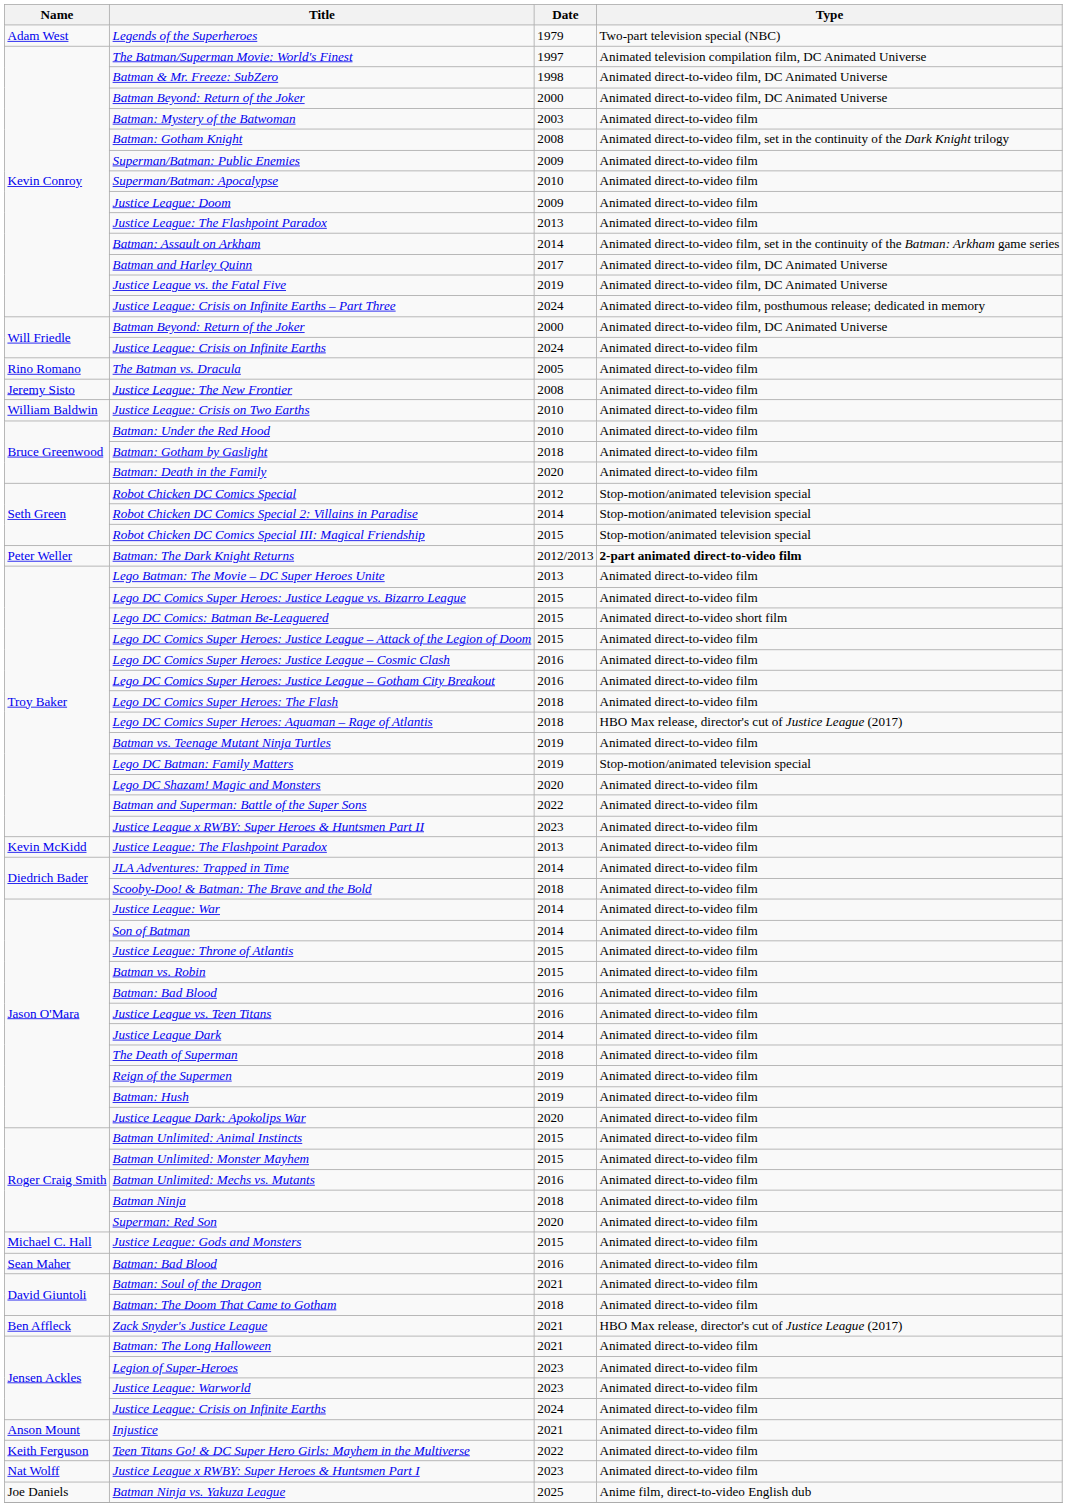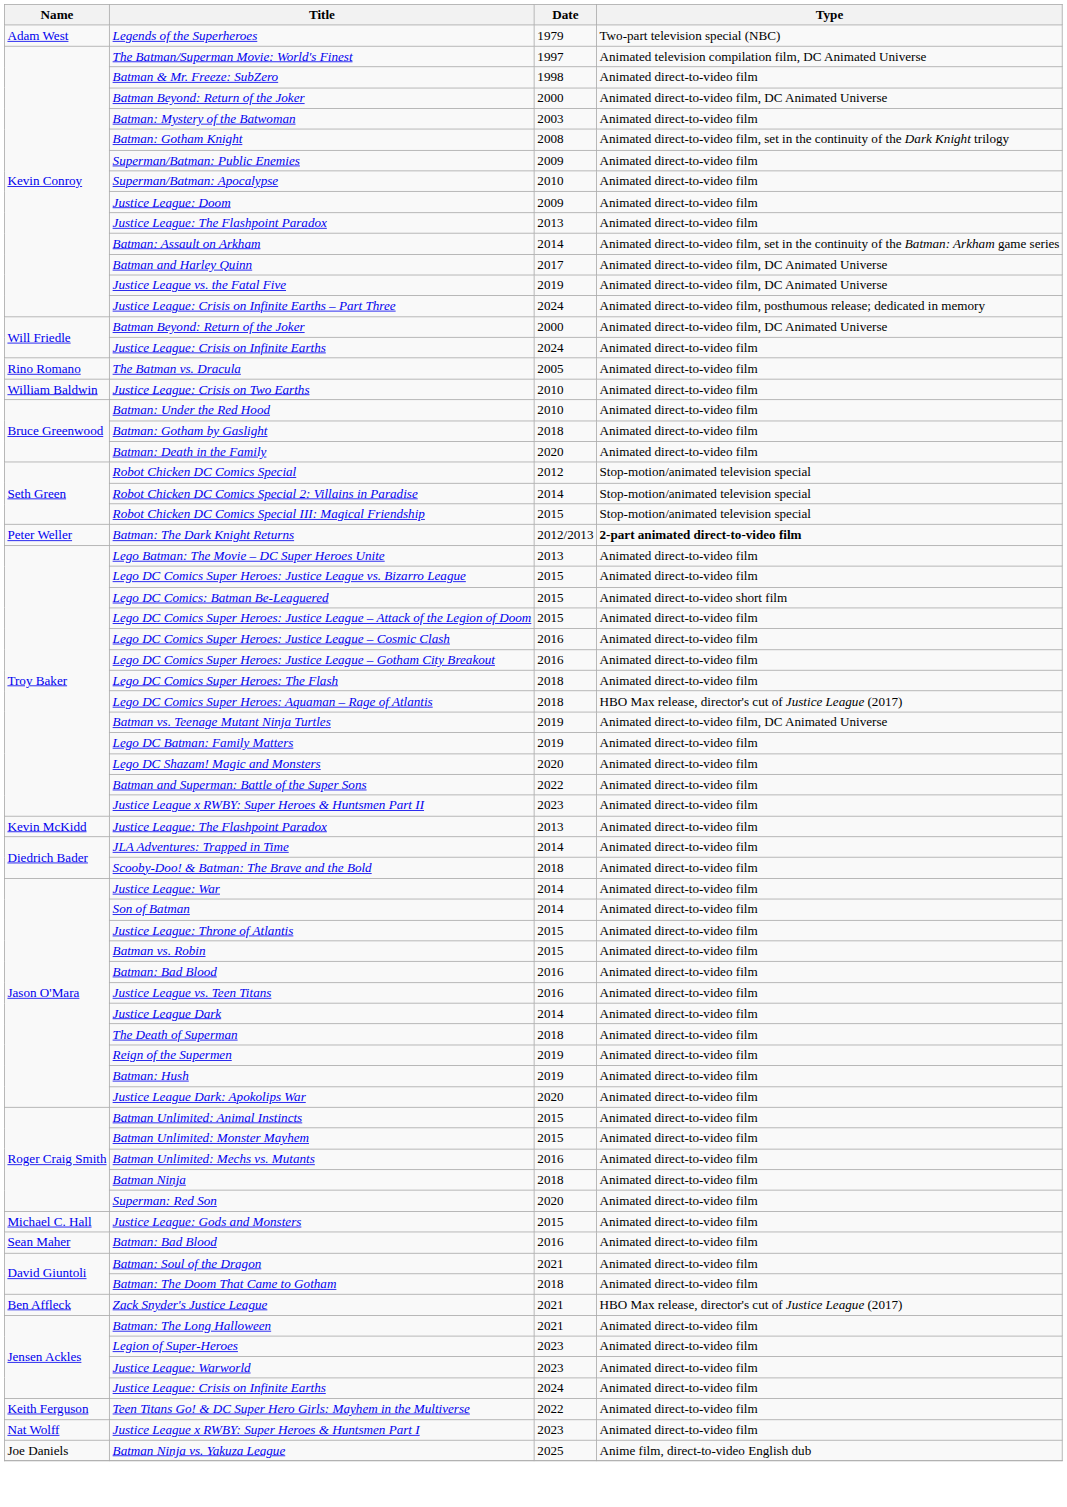(743, 77) Animated direct-to-video film, DC Animated Universe -> (679, 77) Animated direct-to-video film
- row: (41, 389)
(679, 743) Animated direct-to-video film -> (743, 722) Animated direct-to-video film, DC Animated Universe
(705, 763) Stop-motion/animated television special -> (679, 743) Animated direct-to-video film
- row: (44, 1429)
